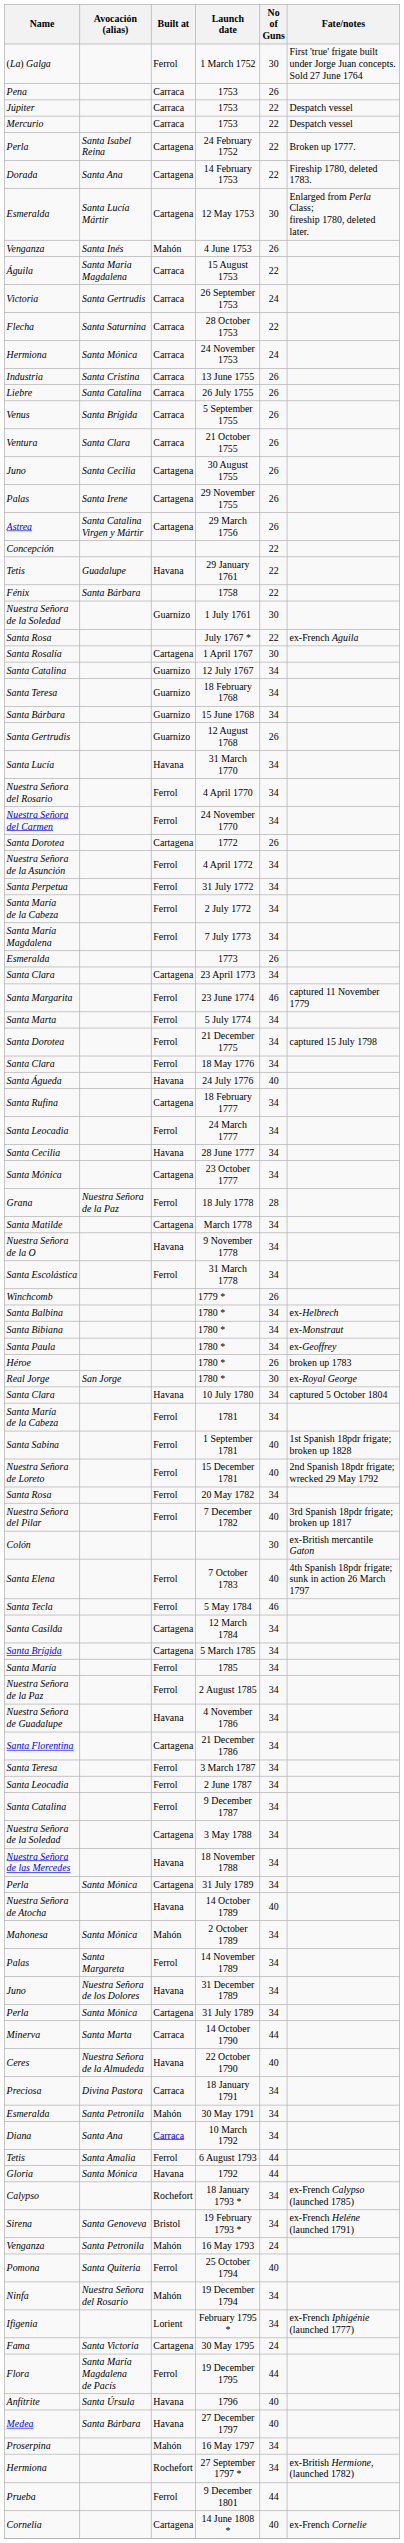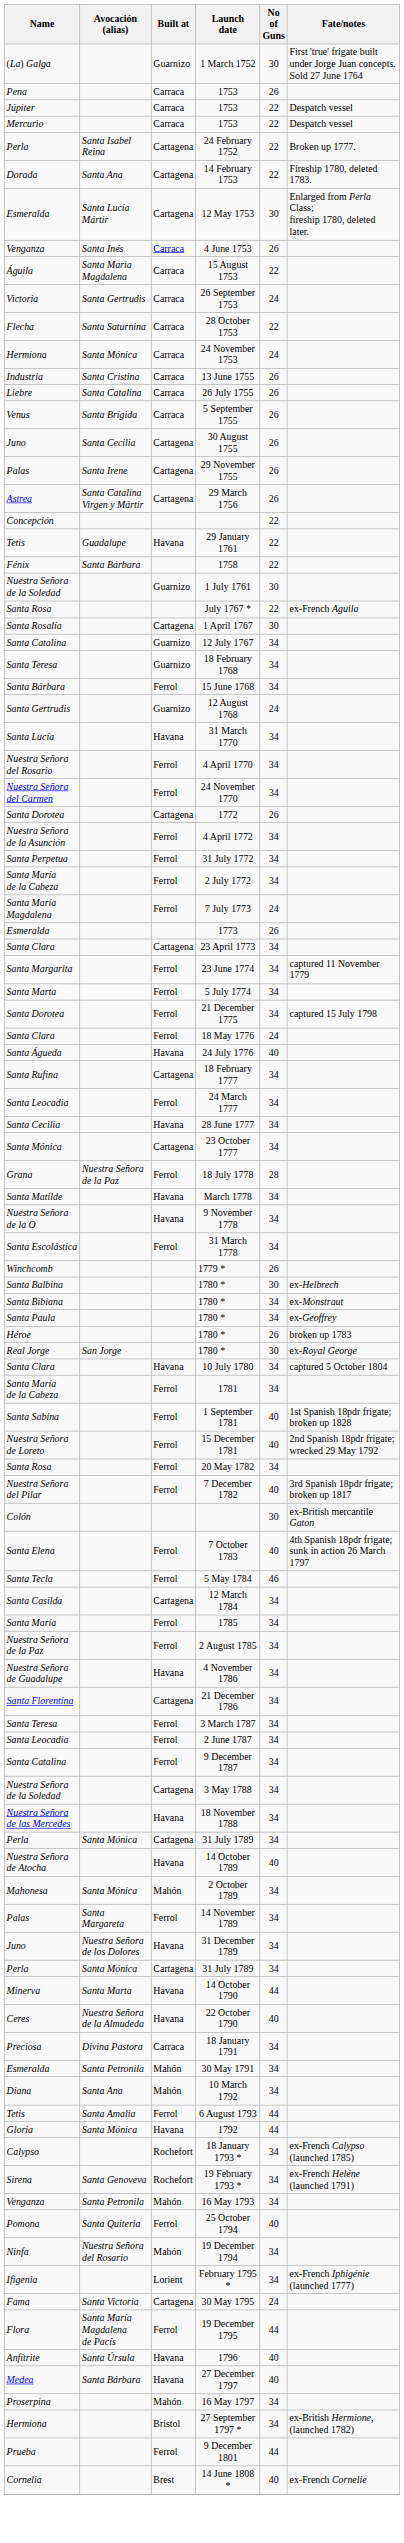(165, 64) Ferrol -> (172, 64) Guarnizo
(167, 248) Mahón -> (169, 248) Carraca
- row: (22, 443)
(172, 714) Guarnizo -> (165, 686) Ferrol
(274, 736) 26 -> (274, 708) 24
(274, 937) 34 -> (274, 909) 24
(274, 997) 46 -> (274, 969) 34
(274, 1064) 34 -> (274, 1036) 24
(173, 1225) Cartagena -> (168, 1197) Havana
(274, 1313) 34 -> (274, 1285) 30
- row: (34, 1651)
(169, 2035) Carraca -> (168, 1990) Havana
(169, 2135) Carraca -> (167, 2091) Mahón
(167, 2224) Bristol -> (173, 2179) Rochefort
(274, 2246) 24 -> (274, 2201) 34
(173, 2468) Rochefort -> (167, 2424) Bristol
(173, 2524) Cartagena -> (164, 2480) Brest
